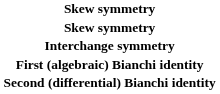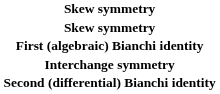rows swapped: (110, 64) <-> (110, 46)
